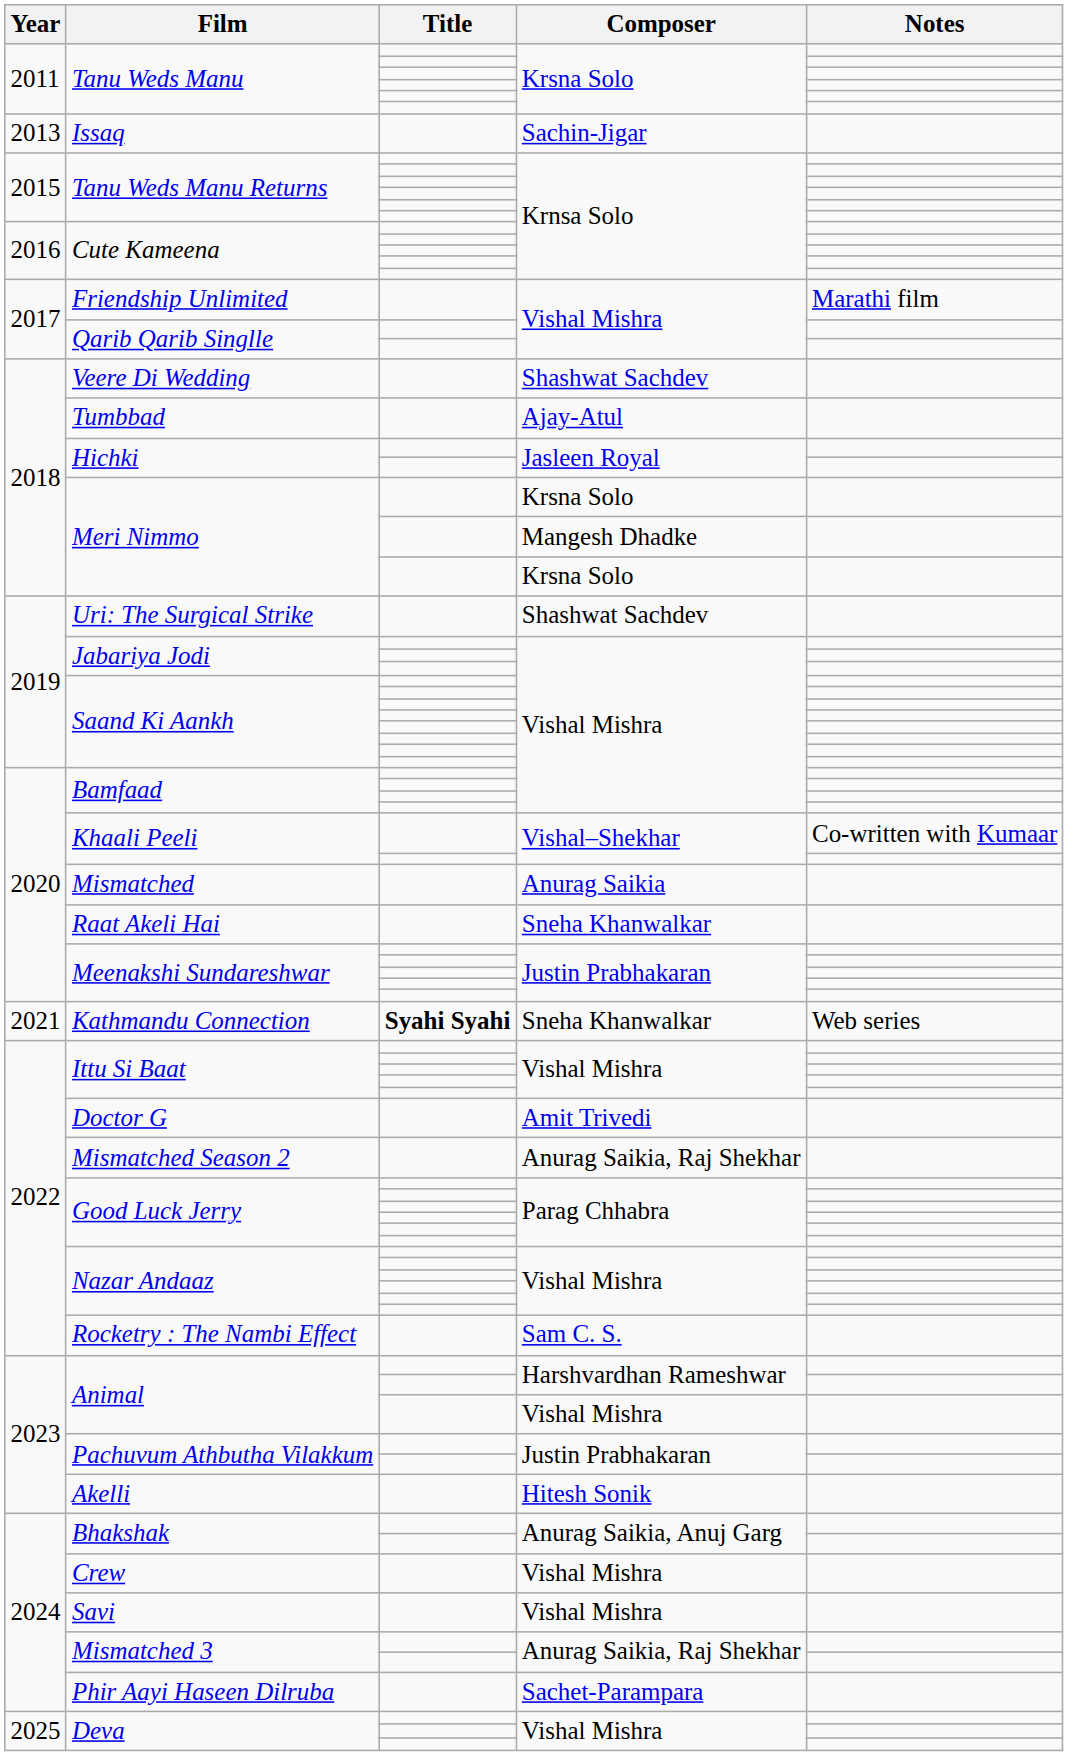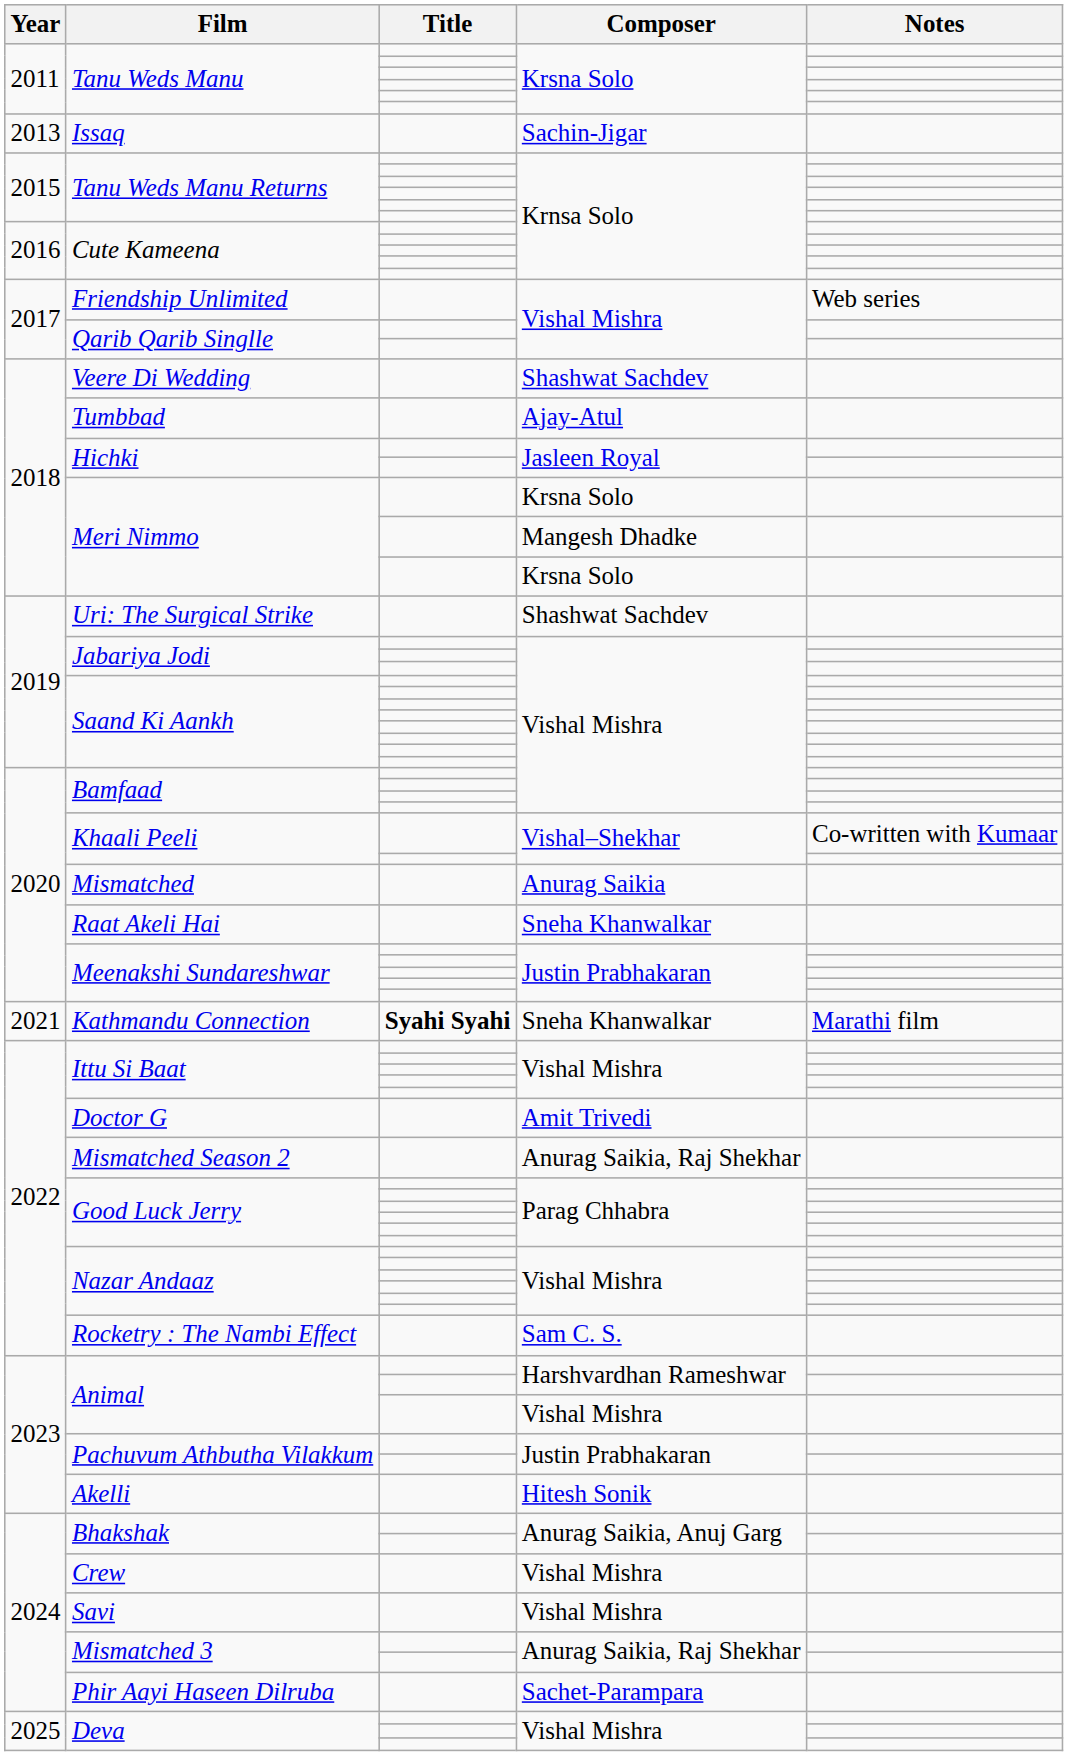(875, 299) Marathi film -> (866, 299) Web series
(866, 1020) Web series -> (875, 1020) Marathi film
